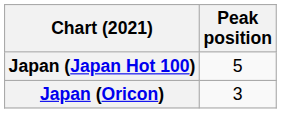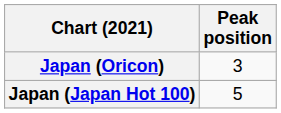rows swapped: (102, 94) <-> (102, 66)
